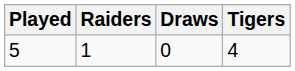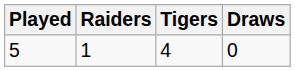columns swapped: (189, 19) <-> (256, 19)
